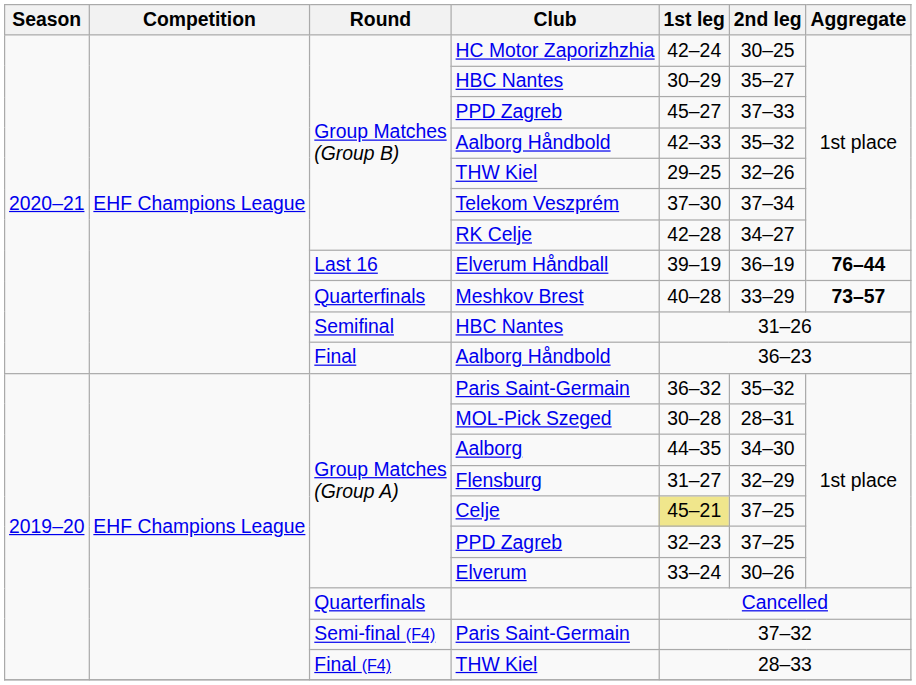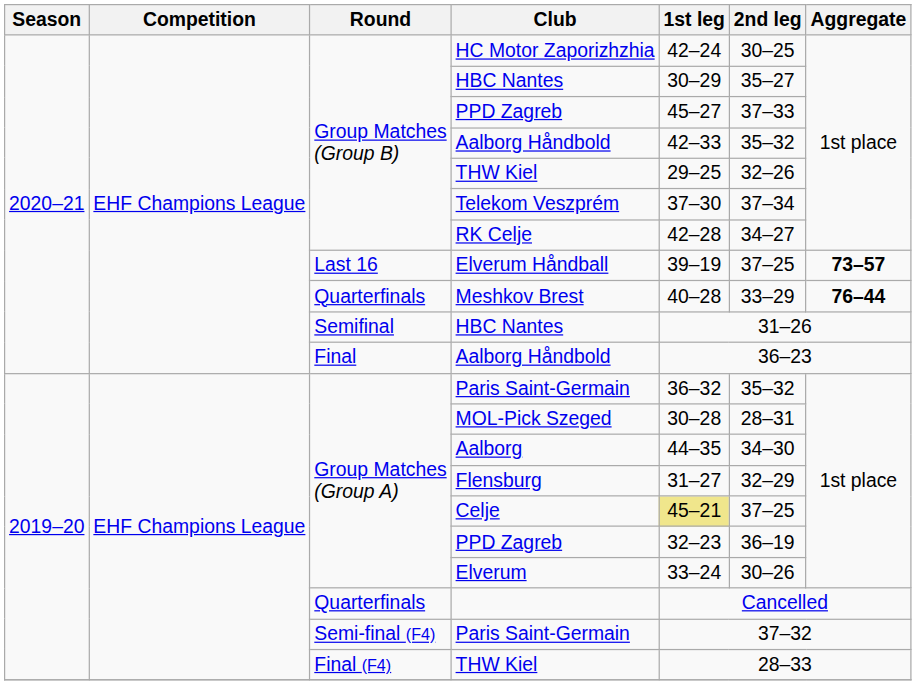(768, 265) 36–19 -> (768, 265) 37–25
(858, 265) 76–44 -> (858, 265) 73–57
(858, 296) 73–57 -> (858, 296) 76–44
(768, 541) 37–25 -> (768, 541) 36–19
